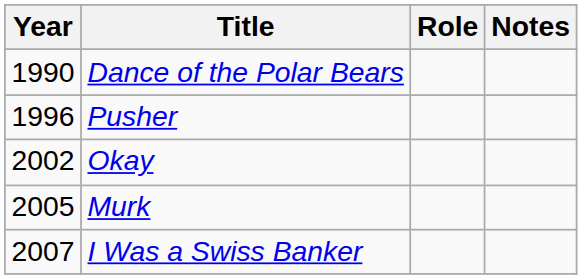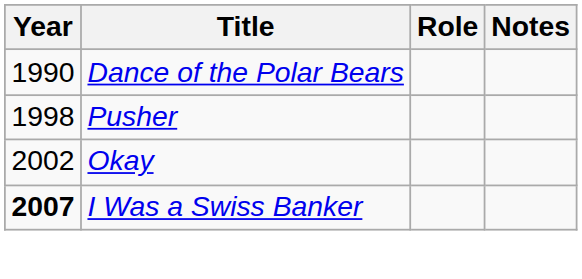(43, 116) 1996 -> (43, 116) 1998
- row: (119, 206)
(43, 251) normal -> (43, 206) bold
